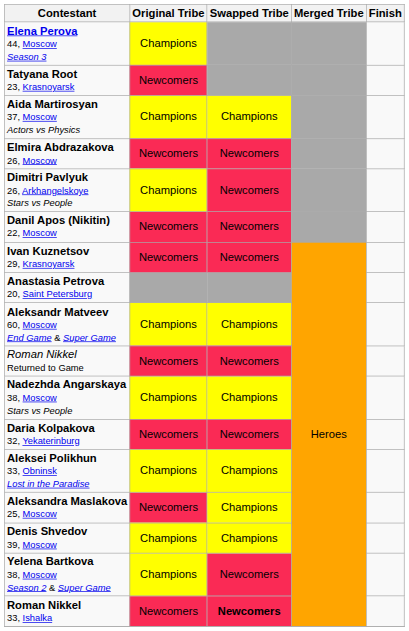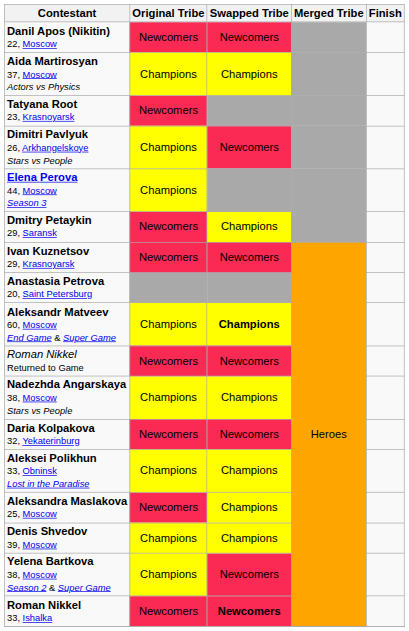rows swapped: (42, 43) <-> (58, 227)
rows swapped: (42, 80) <-> (52, 117)
- row: (60, 153)
+ row: (49, 227)
(249, 324) normal -> (249, 324) bold
